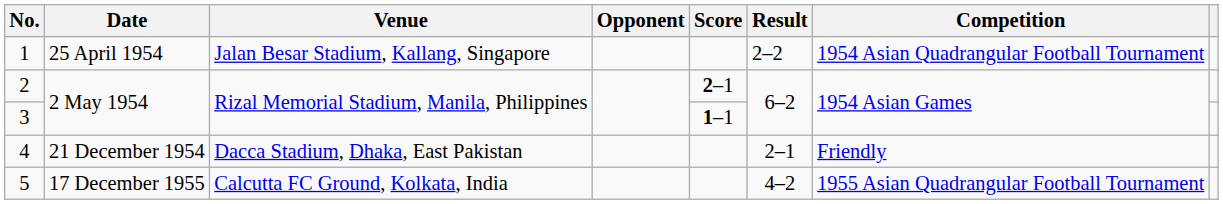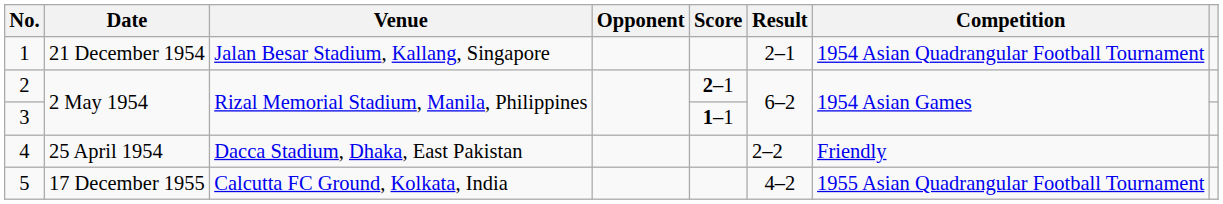(106, 53) 25 April 1954 -> (127, 53) 21 December 1954
(767, 53) 2–2 -> (780, 53) 2–1
(127, 150) 21 December 1954 -> (106, 150) 25 April 1954
(780, 150) 2–1 -> (767, 150) 2–2
